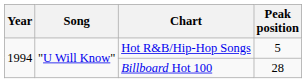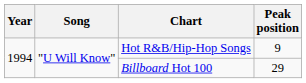(278, 48) 5 -> (278, 48) 9
(278, 68) 28 -> (278, 68) 29
